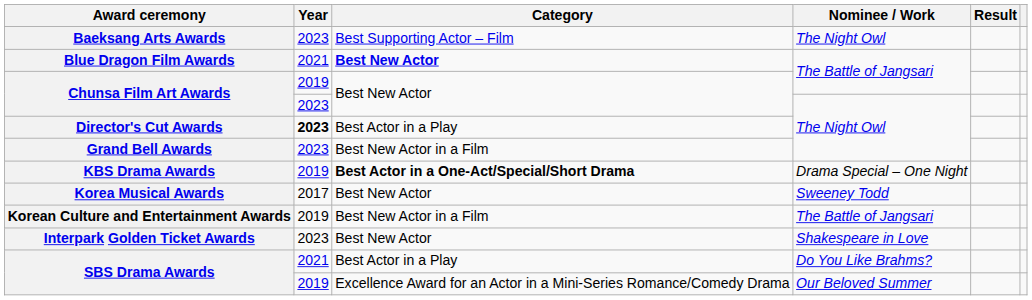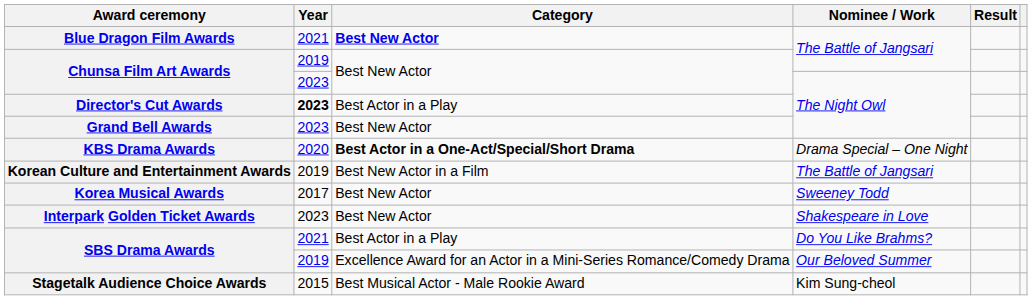- row: (149, 37)
(412, 149) Best New Actor in a Film -> (383, 127) Best New Actor
(313, 171) 2019 -> (313, 149) 2020
rows swapped: (149, 216) <-> (149, 194)
+ row: (149, 283)
